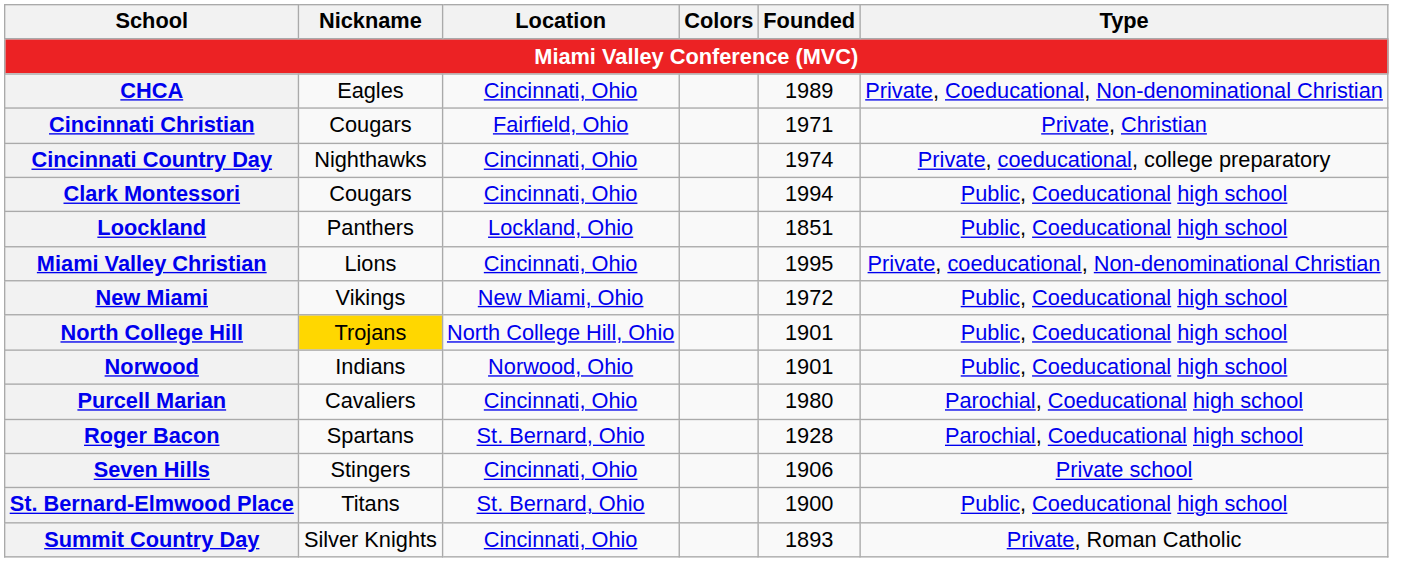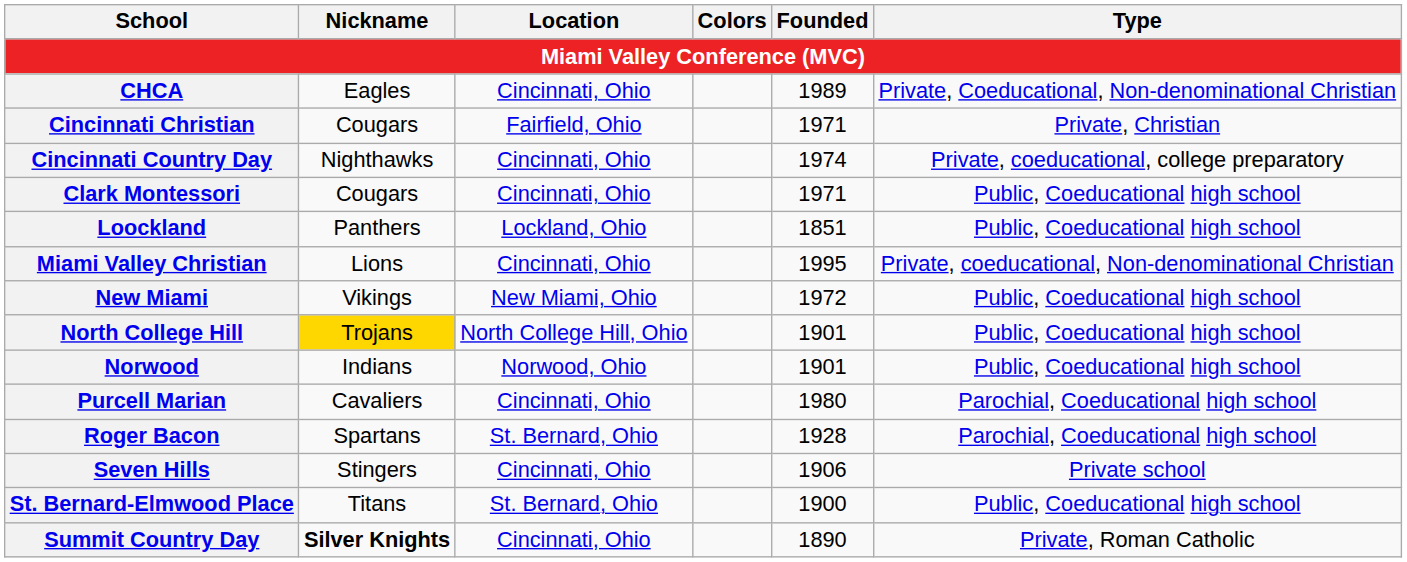(809, 194) 1994 -> (822, 194) 1971
(370, 539) normal -> (377, 539) bold
(809, 539) 1893 -> (822, 539) 1890
